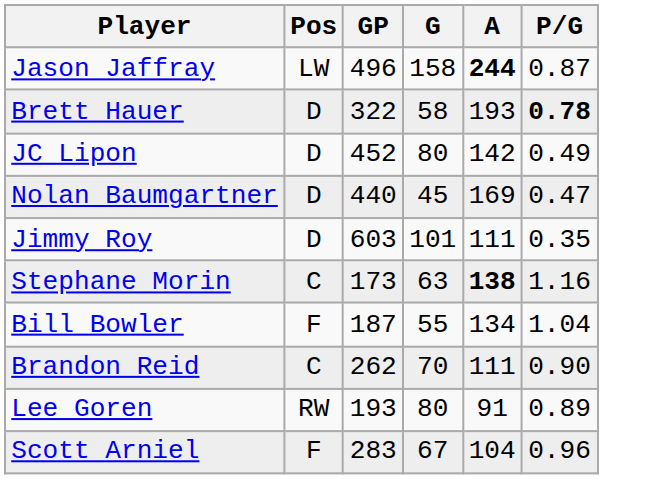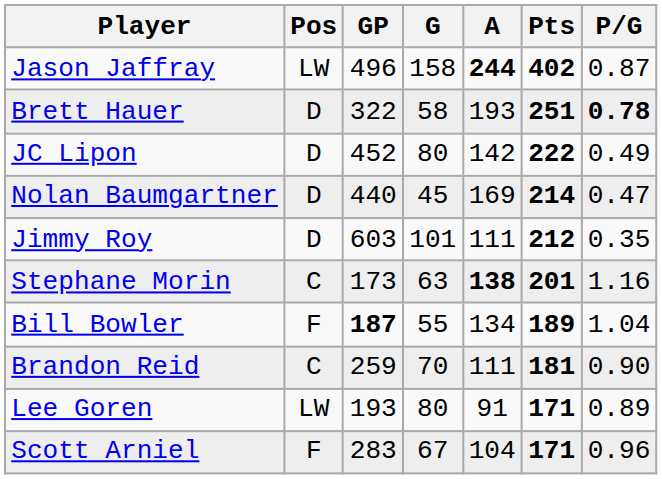+ column: (552, 26)
(373, 324) normal -> (373, 324) bold
(373, 367) 262 -> (373, 367) 259
(314, 410) RW -> (314, 410) LW
